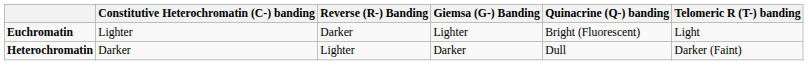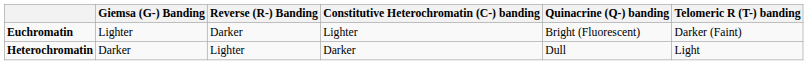columns swapped: (487, 13) <-> (207, 13)
(687, 32) Light -> (708, 32) Darker (Faint)
(708, 50) Darker (Faint) -> (687, 50) Light
